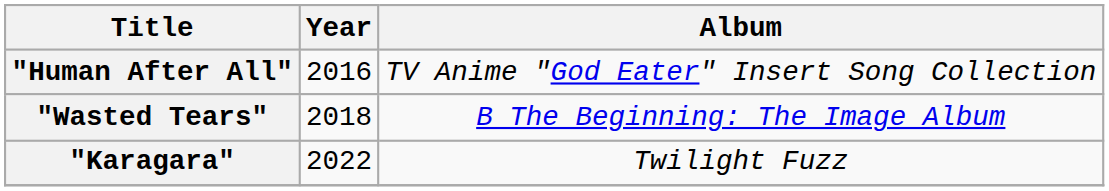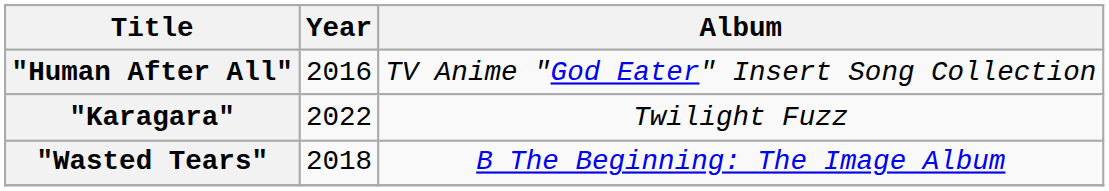rows swapped: (152, 117) <-> (152, 162)
